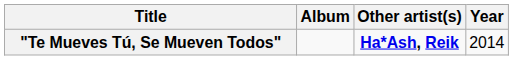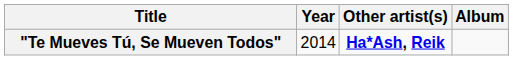columns swapped: (487, 17) <-> (325, 17)
